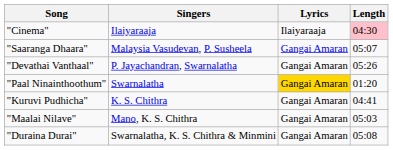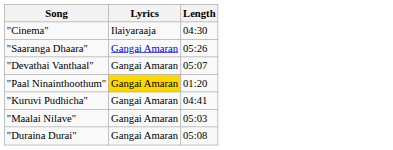- column: (193, 13)
(365, 31) pink background -> (195, 31) no background
(365, 48) 05:07 -> (195, 48) 05:26
(365, 66) 05:26 -> (195, 66) 05:07
